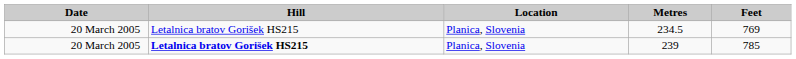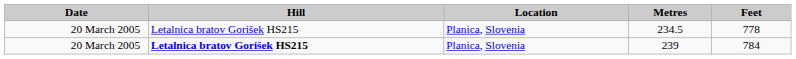(751, 29) 769 -> (751, 29) 778
(751, 45) 785 -> (751, 45) 784
